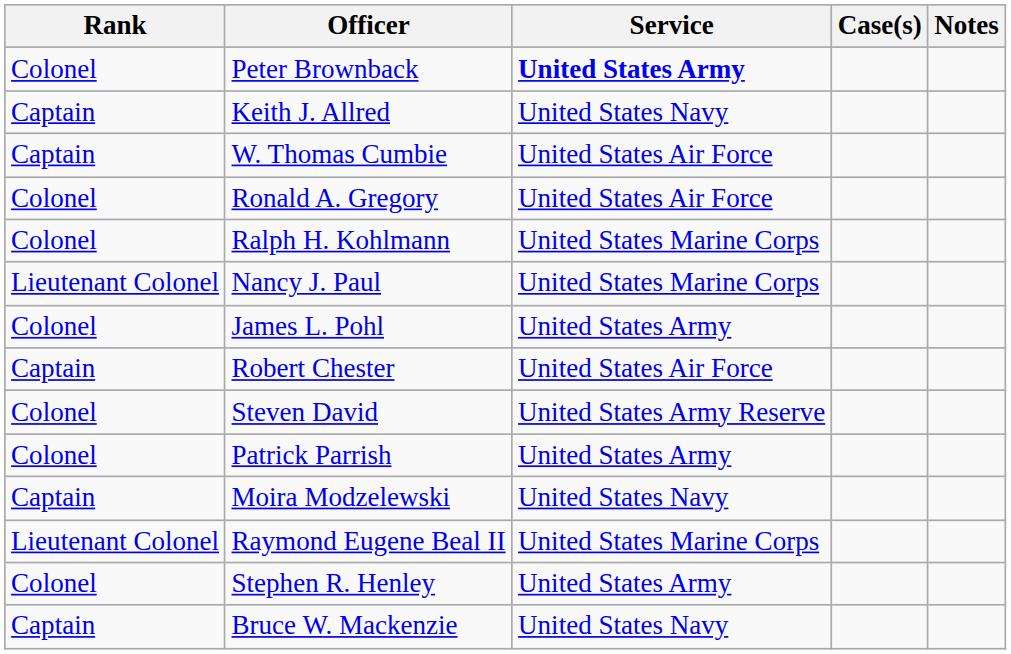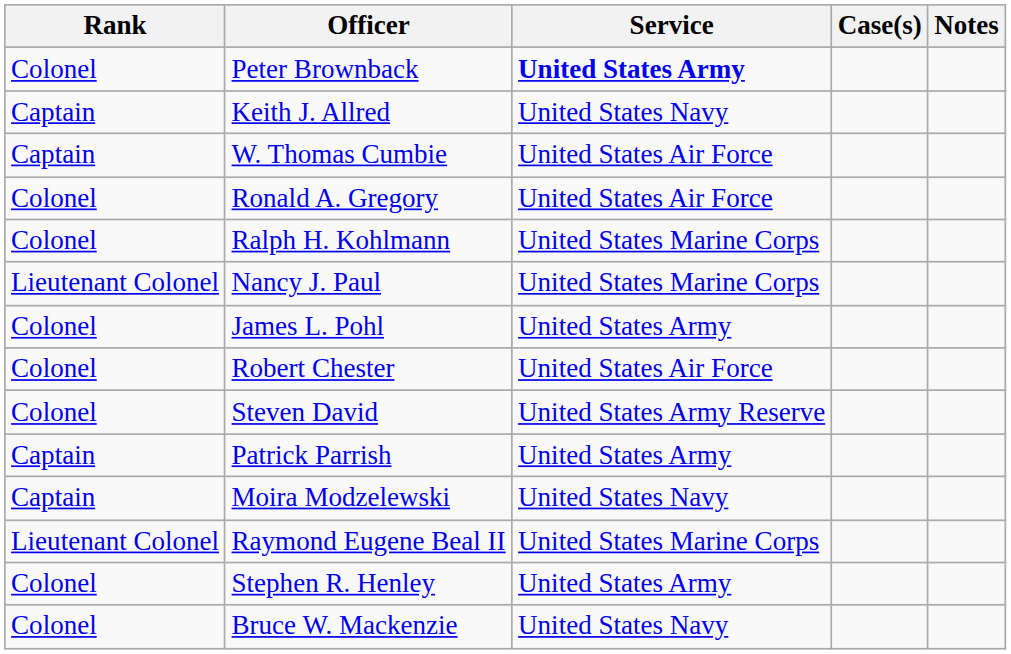(53, 369) Captain -> (54, 369) Colonel
(54, 454) Colonel -> (53, 454) Captain
(53, 626) Captain -> (54, 626) Colonel
